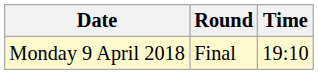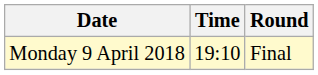columns swapped: (285, 20) <-> (224, 20)
